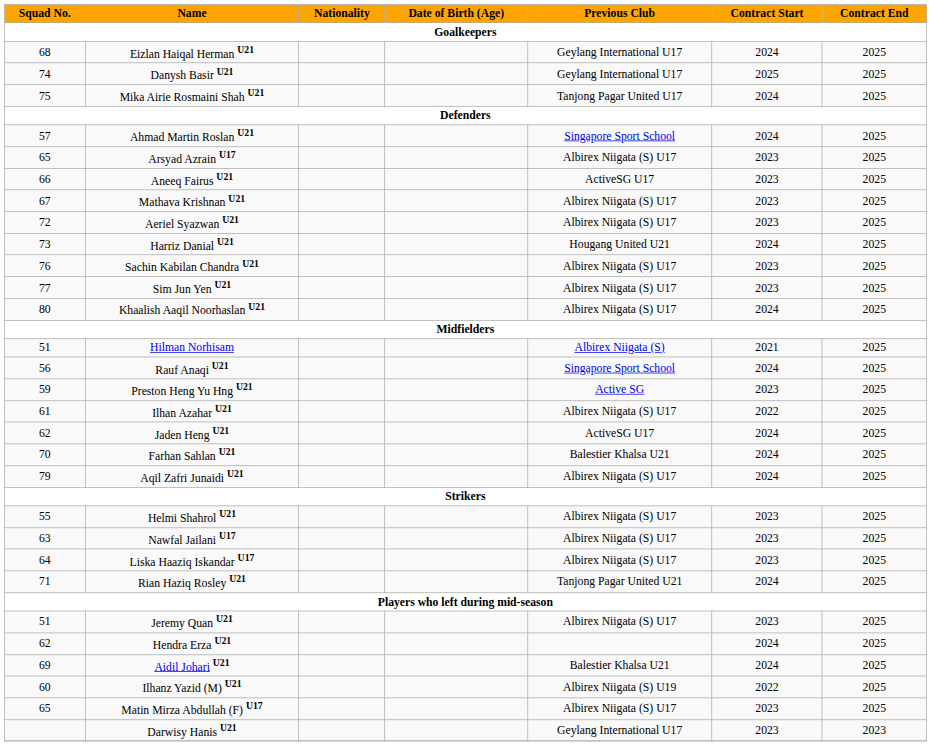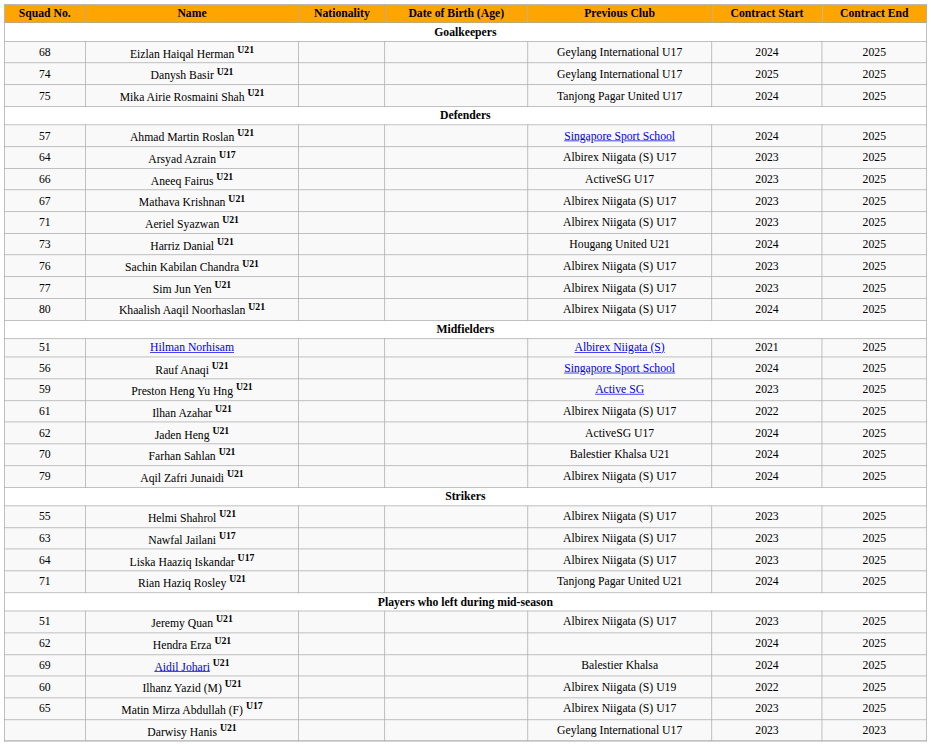(45, 157) 65 -> (45, 157) 64
(45, 222) 72 -> (45, 222) 71
(620, 665) Balestier Khalsa U21 -> (620, 665) Balestier Khalsa
